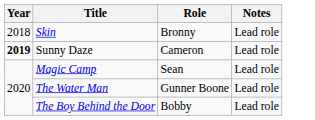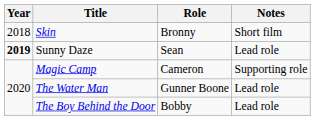(257, 32) Lead role -> (258, 32) Short film
(182, 50) Cameron -> (172, 50) Sean
(172, 69) Sean -> (182, 69) Cameron
(257, 69) Lead role -> (271, 69) Supporting role
